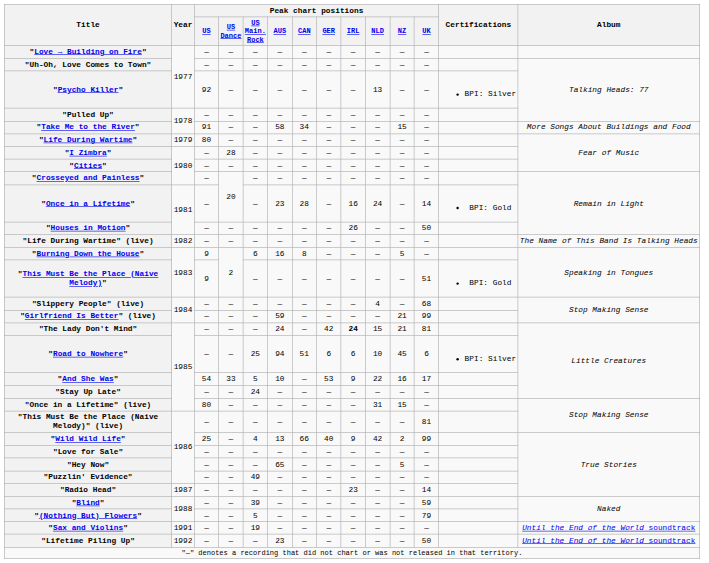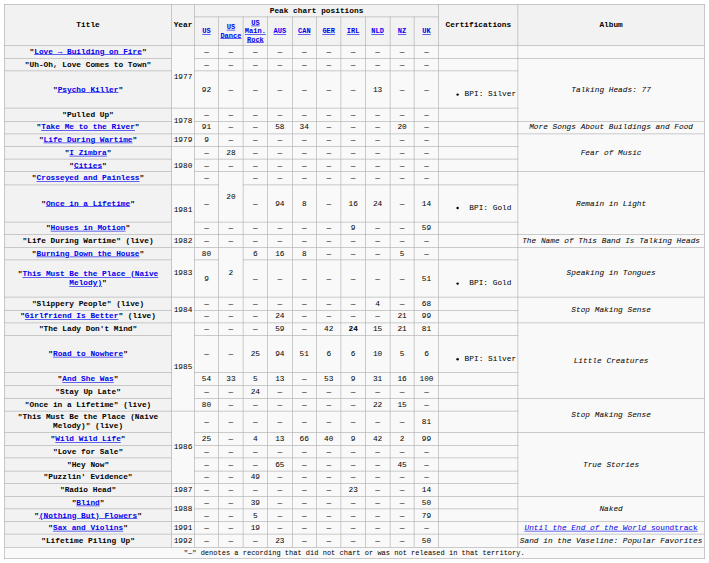(402, 127) 15 -> (402, 127) 20
(206, 140) 80 -> (206, 140) 9
(280, 203) 23 -> (280, 203) 94
(304, 203) 28 -> (304, 203) 8
(353, 228) 26 -> (353, 228) 9
(427, 228) 50 -> (427, 228) 59
(206, 254) 9 -> (206, 254) 80
(280, 316) 59 -> (280, 316) 24
(280, 329) 24 -> (280, 329) 59
(402, 354) 45 -> (402, 354) 5
(280, 379) 10 -> (280, 379) 13
(378, 379) 22 -> (378, 379) 31
(427, 379) 17 -> (427, 379) 100
(378, 405) 31 -> (378, 405) 22
(402, 464) 5 -> (402, 464) 45
(427, 503) 59 -> (427, 503) 50
(609, 541) Until the End of the World soundtrack -> (611, 541) Sand in the Vaseline: Popular Favorites
